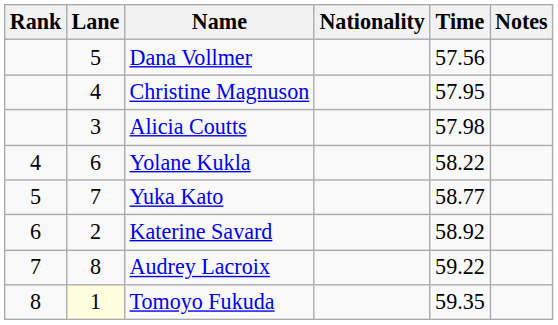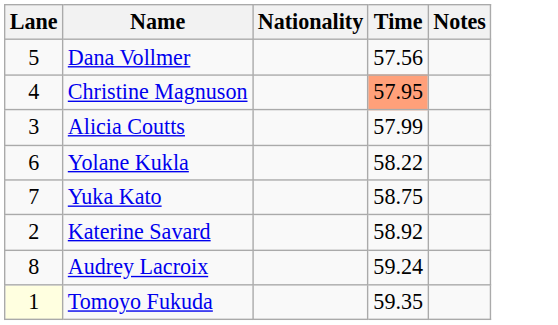- column: (36, 22)
(460, 92) no background -> (398, 92) lightsalmon background
(460, 127) 57.98 -> (398, 127) 57.99
(460, 197) 58.77 -> (398, 197) 58.75
(460, 267) 59.22 -> (398, 267) 59.24
